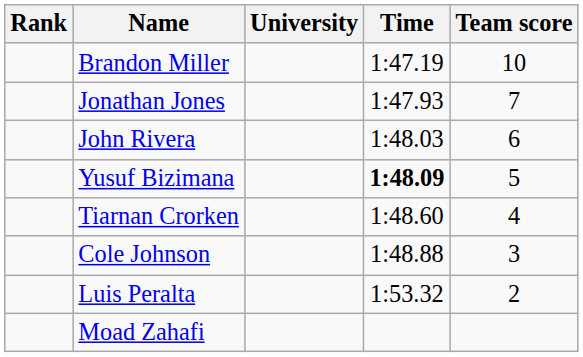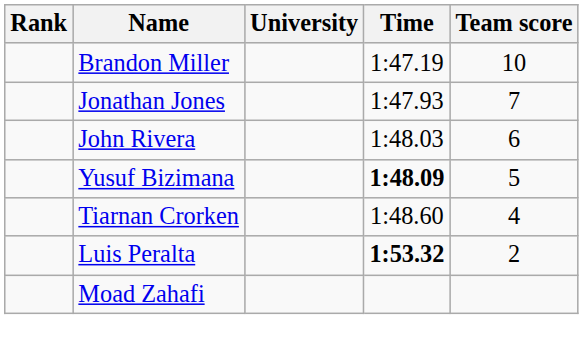- row: (144, 255)
(407, 293) normal -> (407, 255) bold
